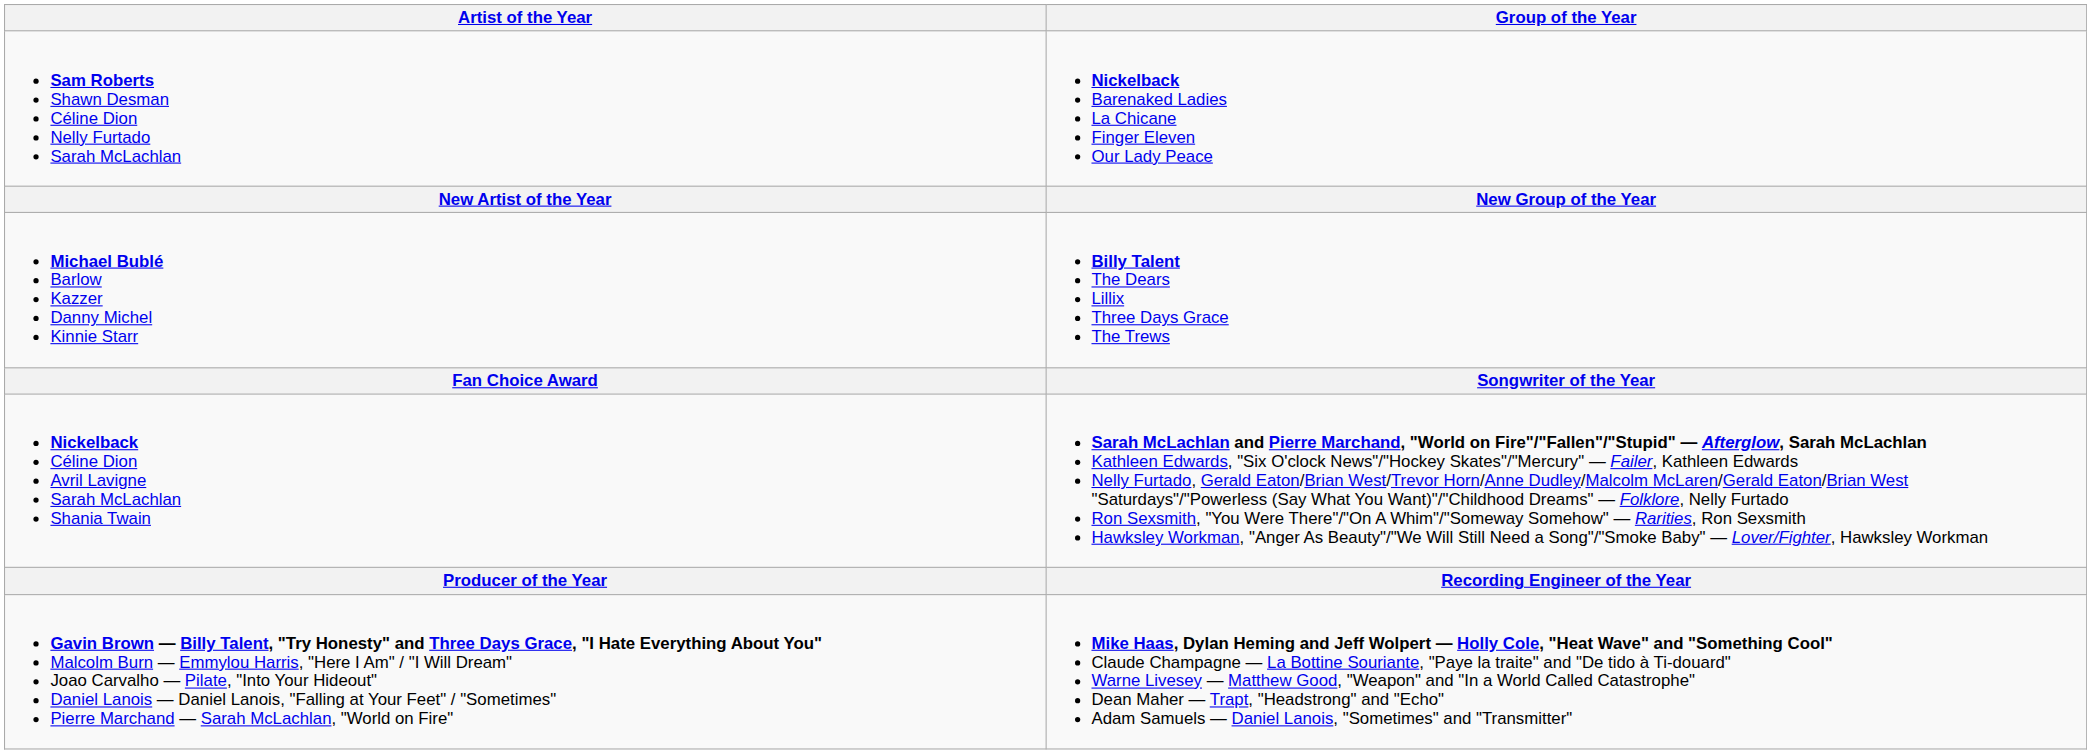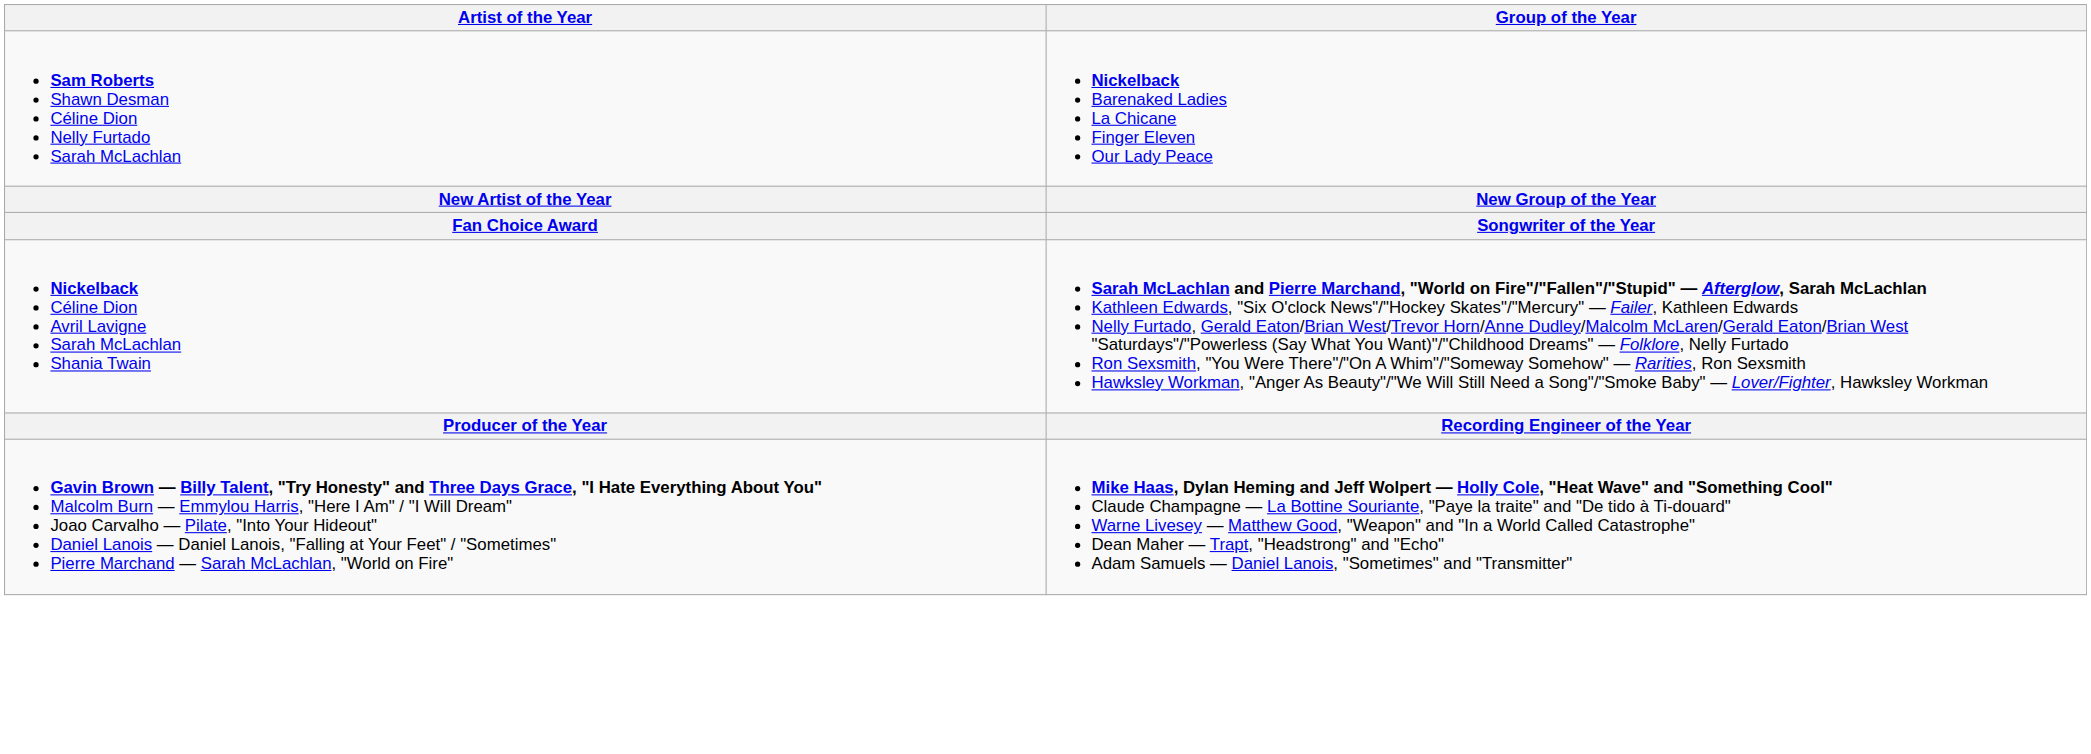- row: (525, 299)
